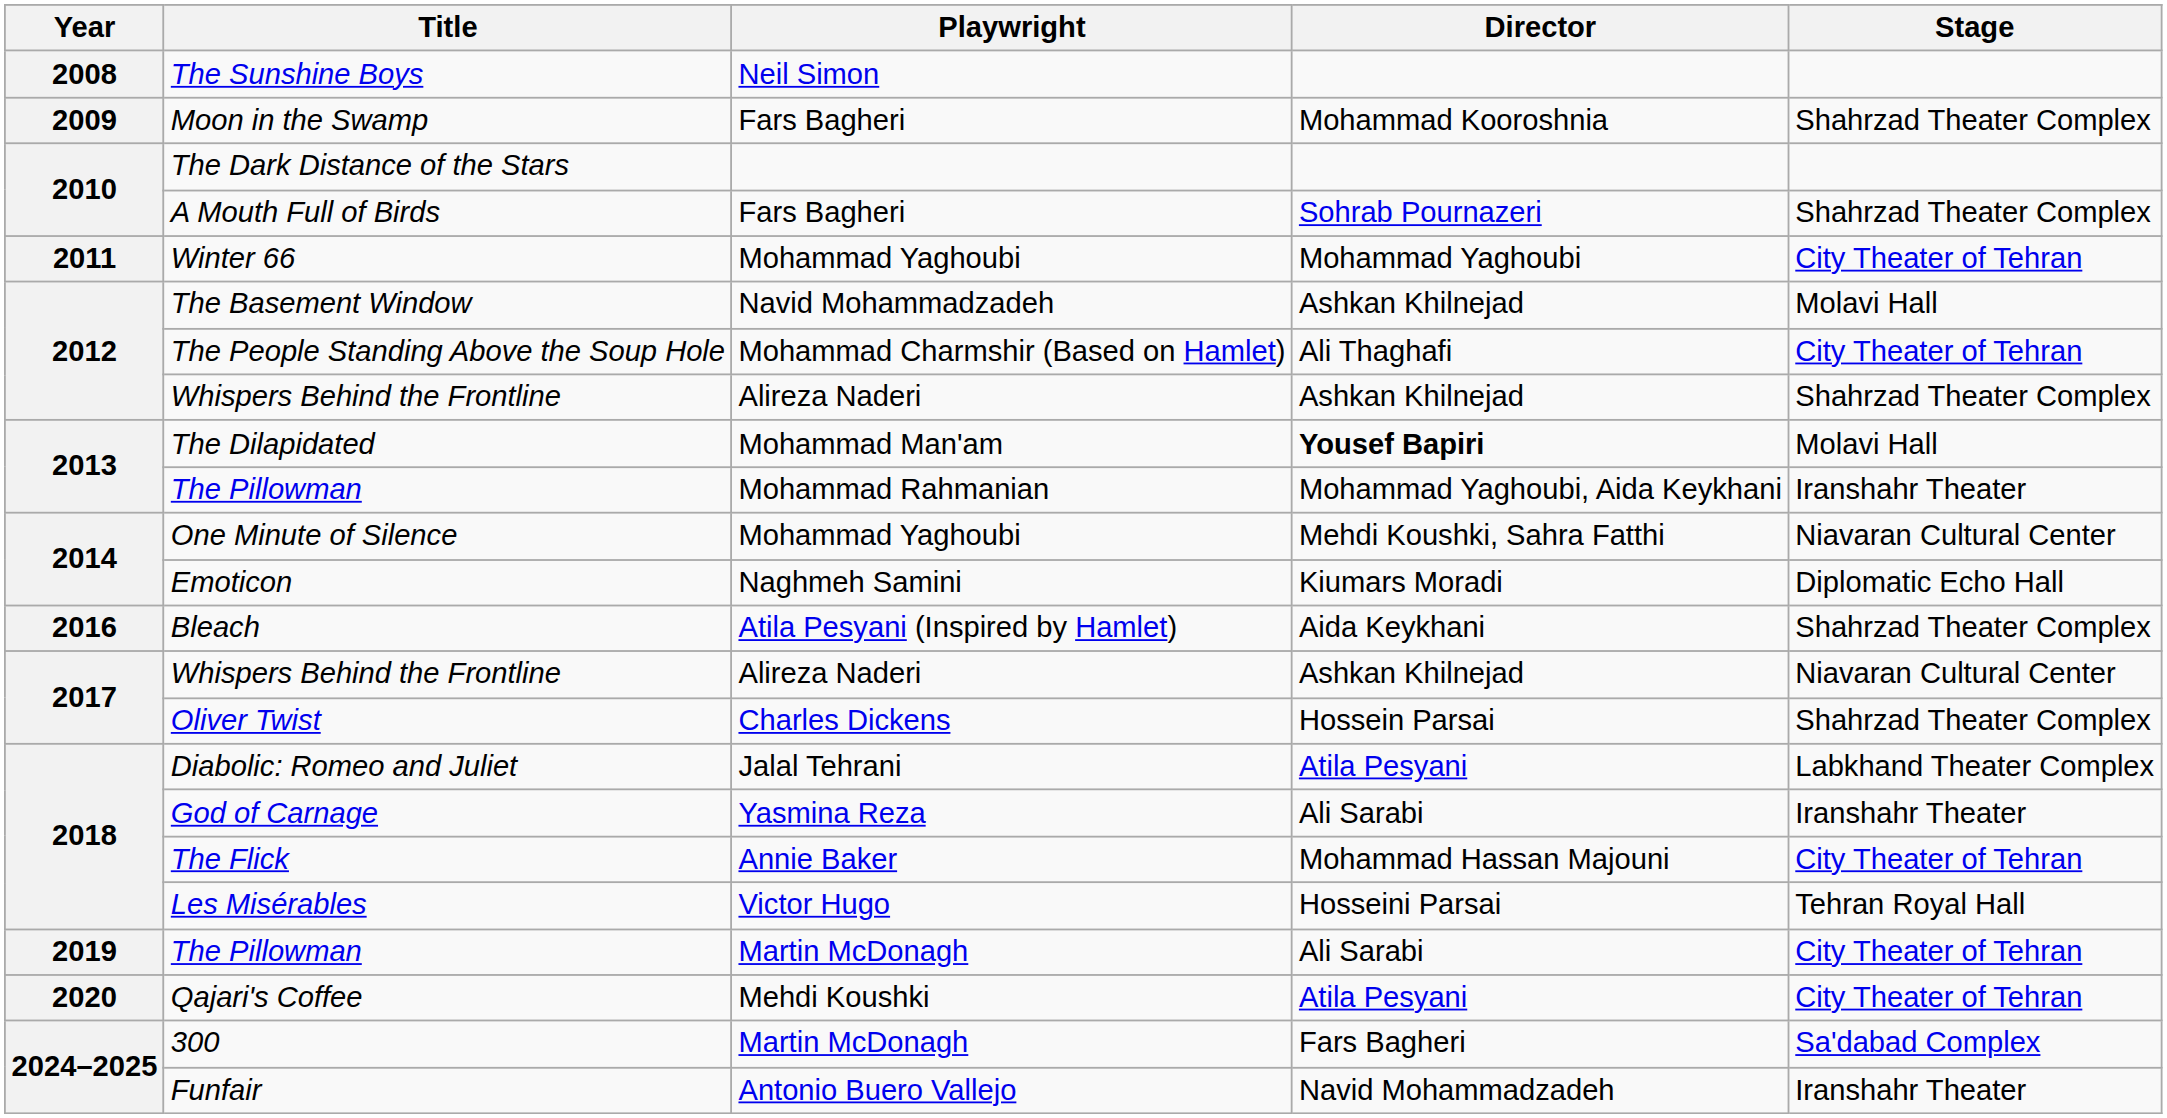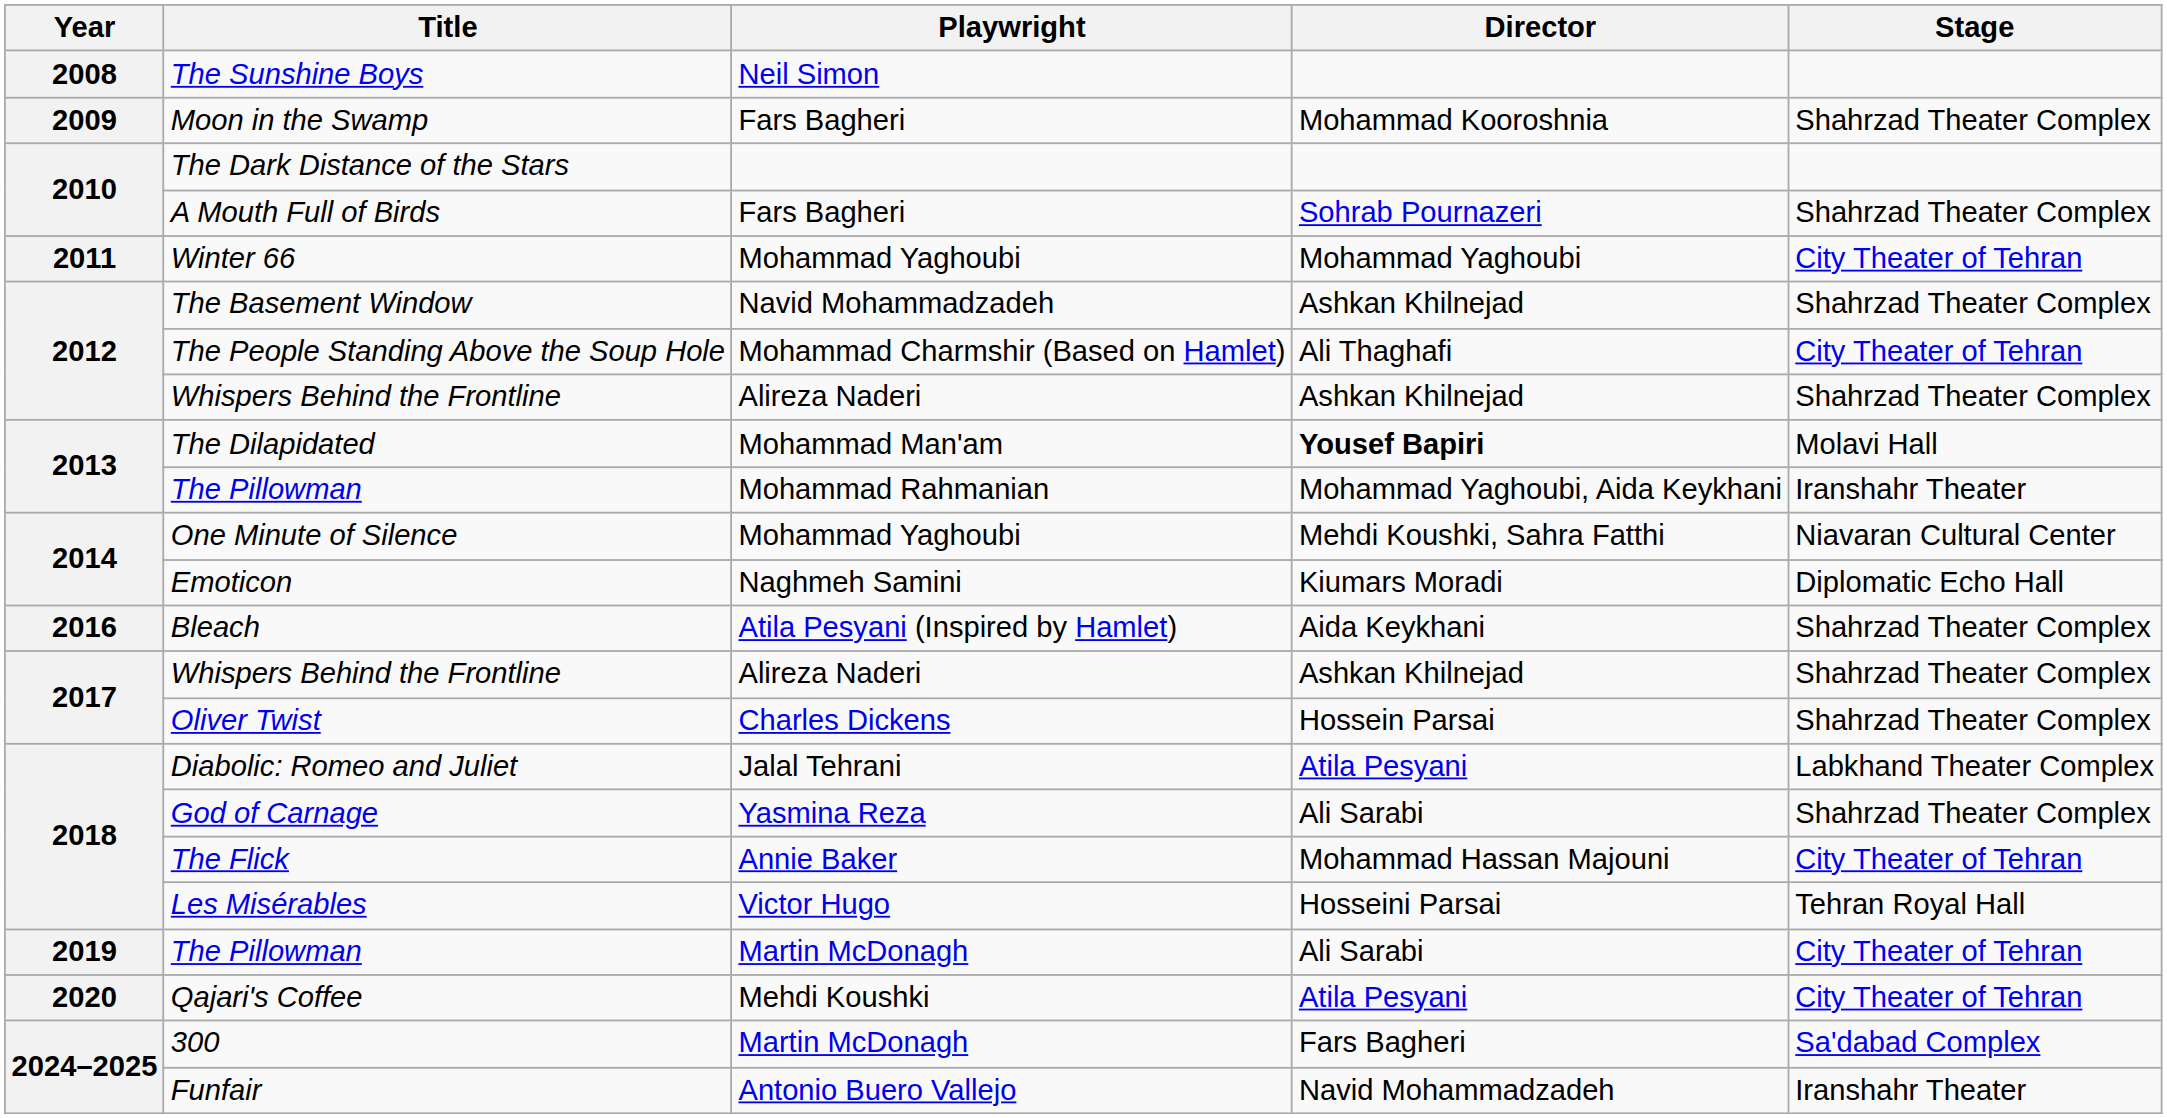(1866, 304) Molavi Hall -> (1973, 304) Shahrzad Theater Complex
(1956, 674) Niavaran Cultural Center -> (1973, 674) Shahrzad Theater Complex
(1911, 812) Iranshahr Theater -> (1973, 812) Shahrzad Theater Complex
